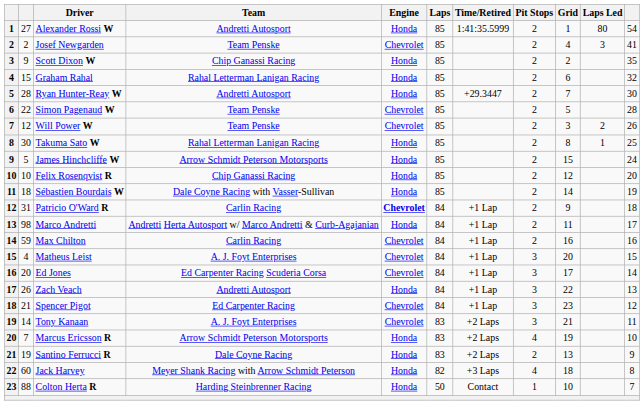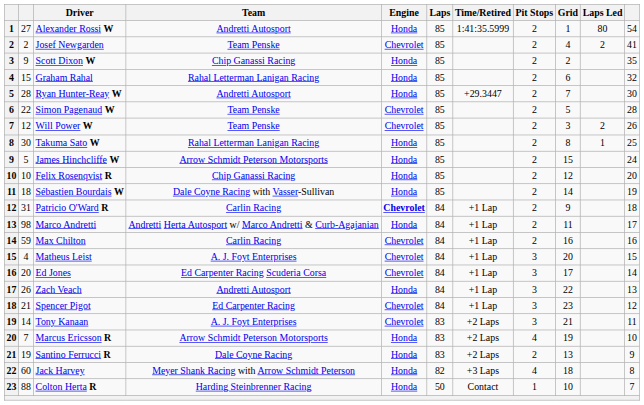(603, 45) 3 -> (603, 45) 2
